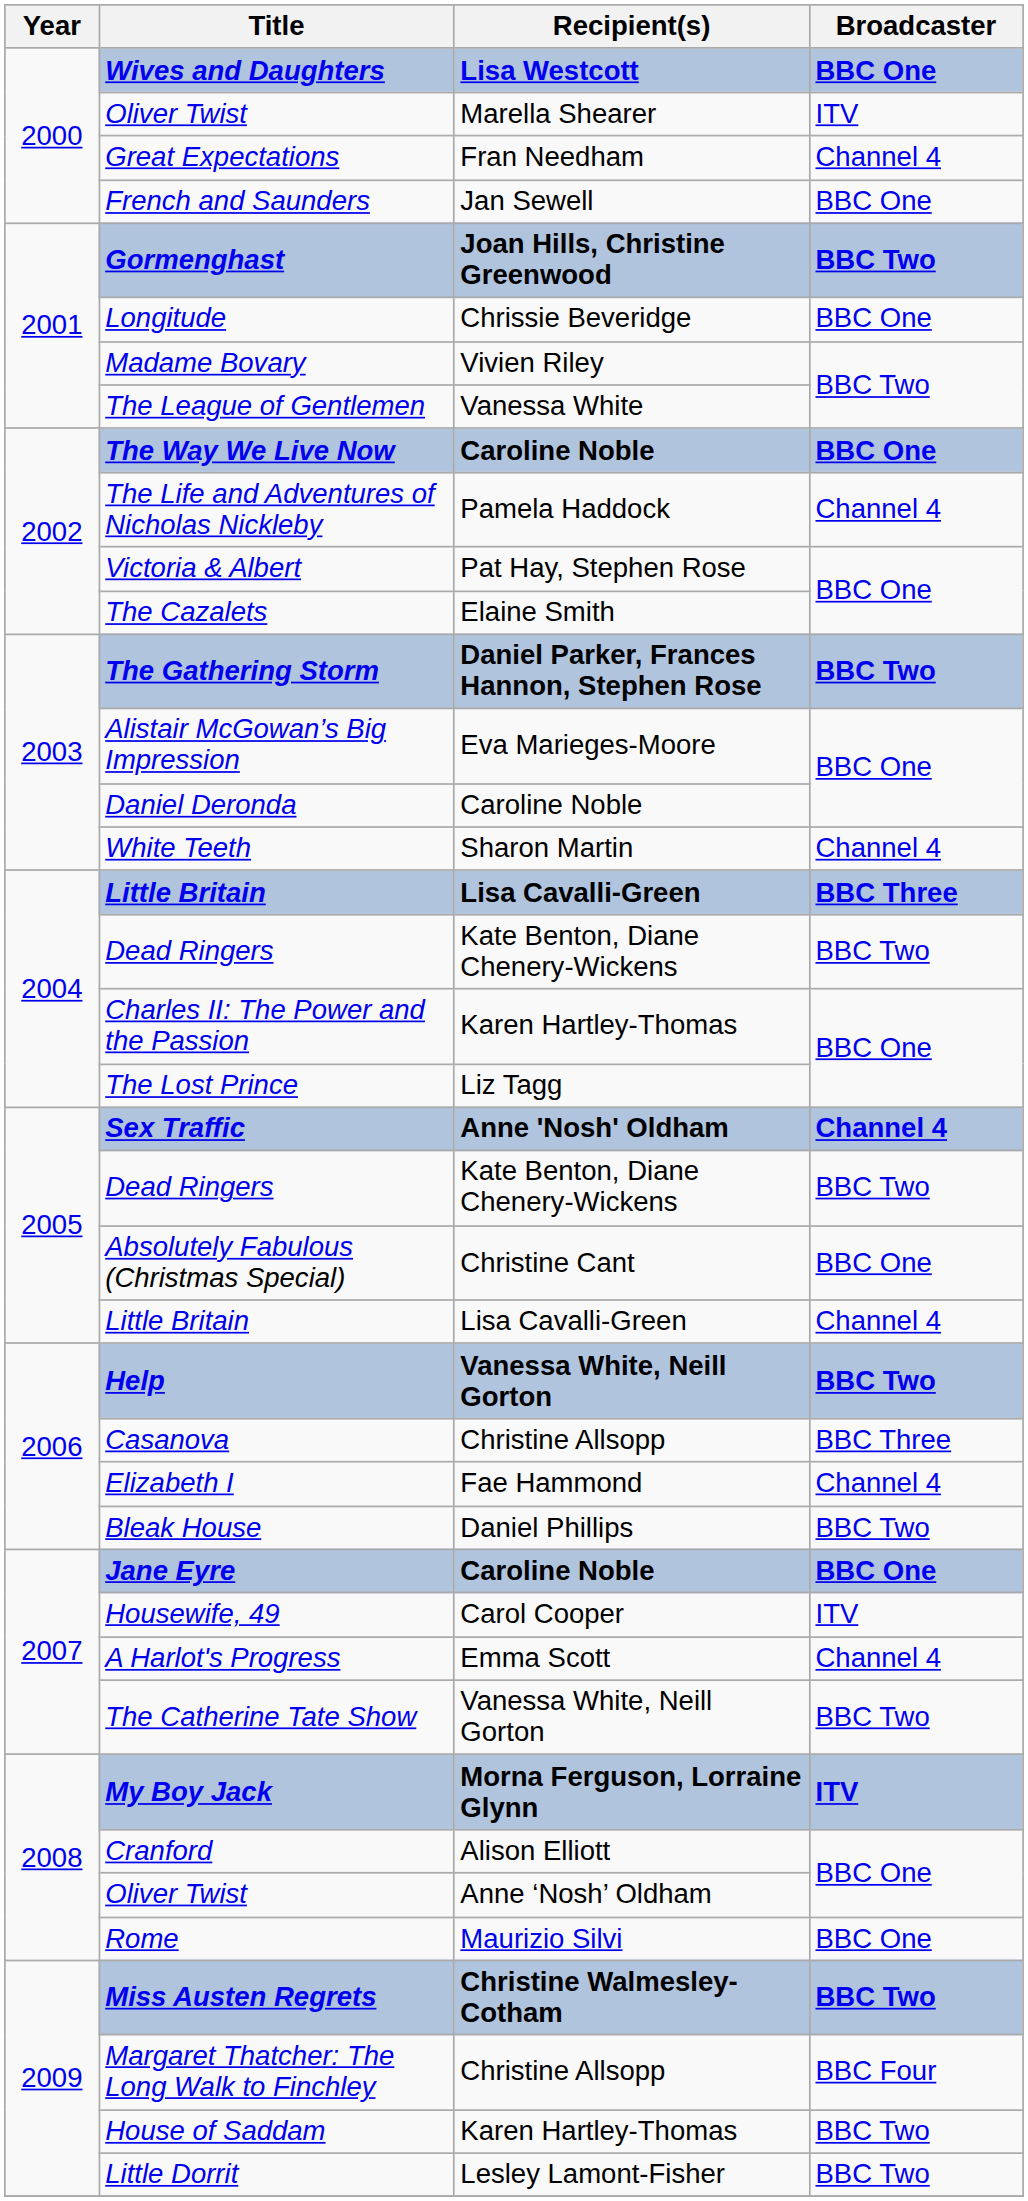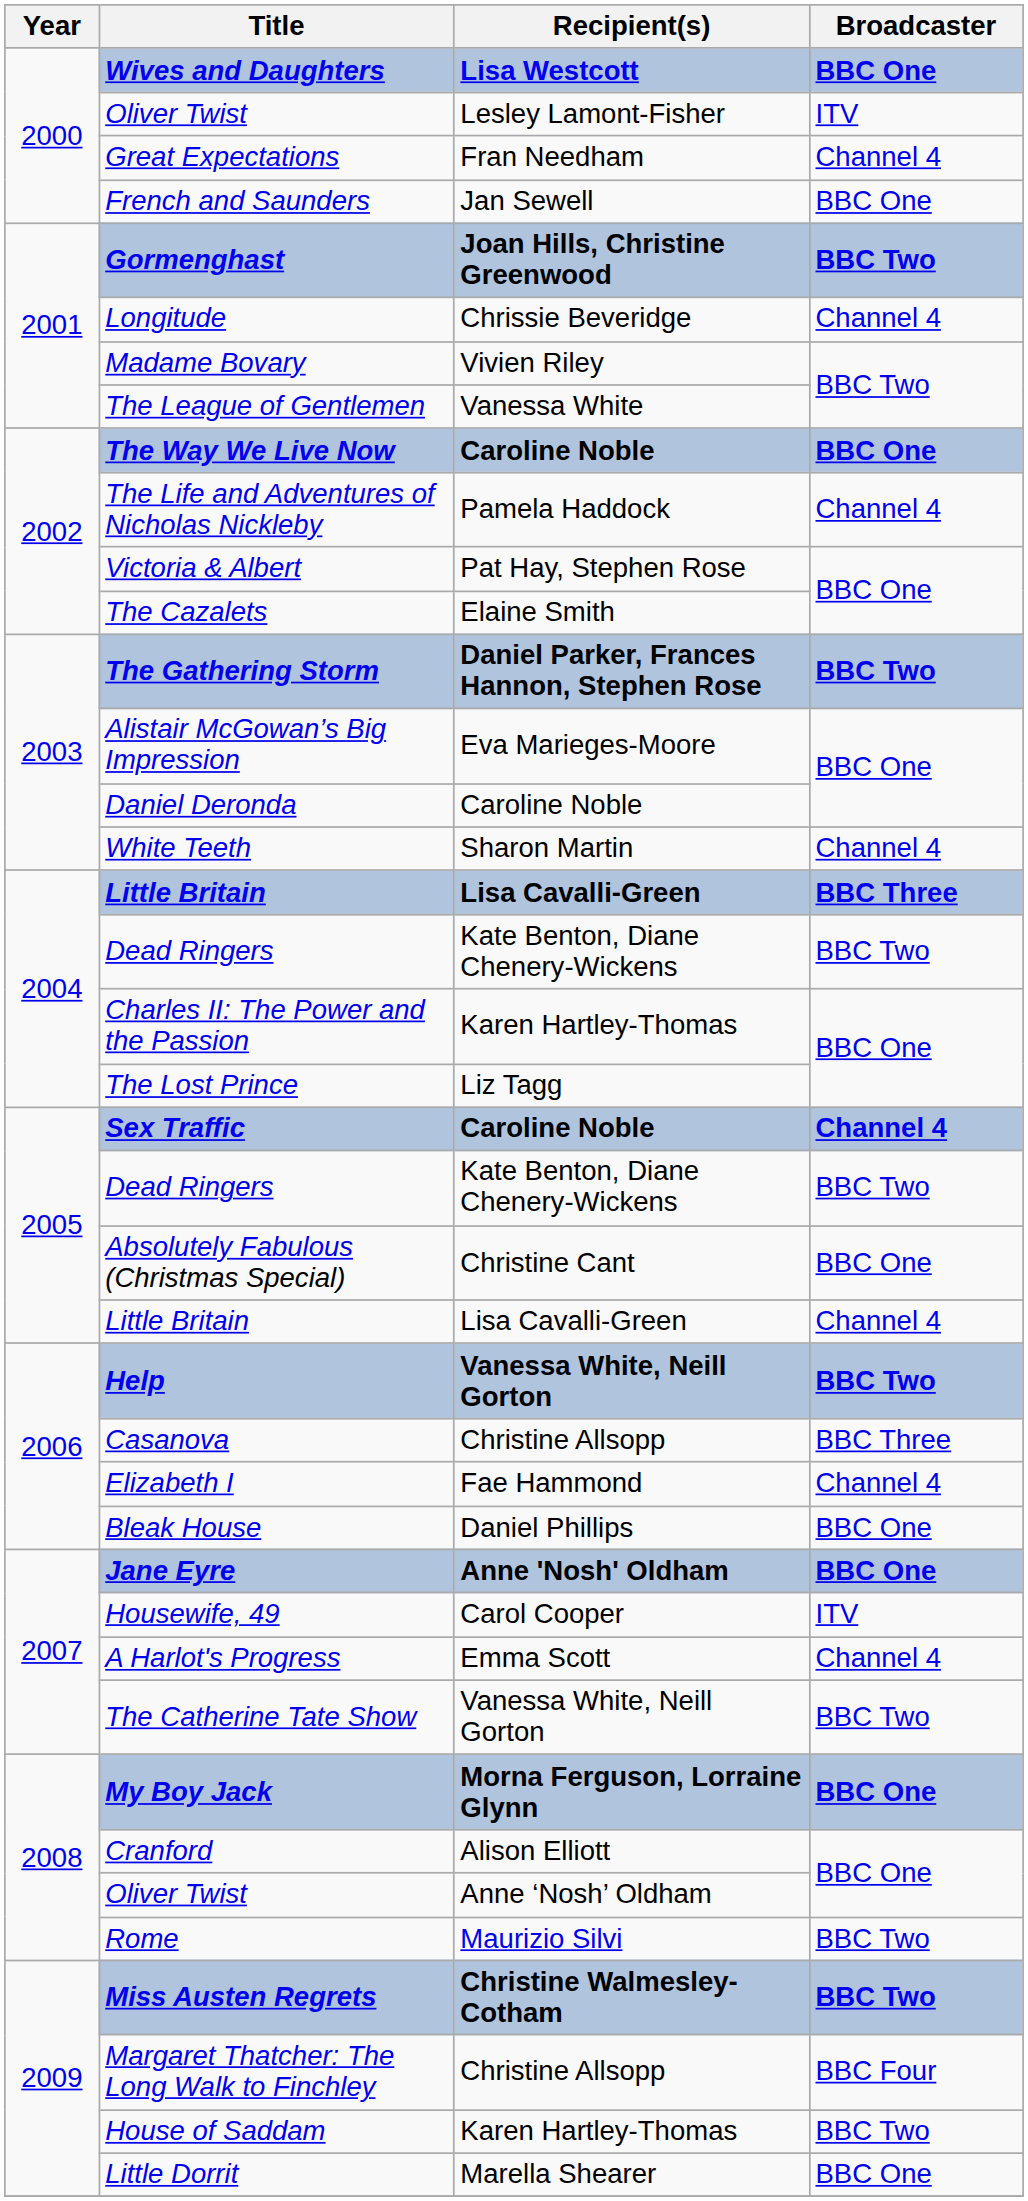(558, 113) Marella Shearer -> (593, 113) Lesley Lamont-Fisher
(874, 319) BBC One -> (878, 319) Channel 4
(595, 1128) Anne 'Nosh' Oldham -> (557, 1128) Caroline Noble
(873, 1527) BBC Two -> (874, 1527) BBC One
(557, 1570) Caroline Noble -> (595, 1570) Anne 'Nosh' Oldham
(837, 1791) ITV -> (876, 1791) BBC One
(874, 1938) BBC One -> (873, 1938) BBC Two
(593, 2174) Lesley Lamont-Fisher -> (558, 2174) Marella Shearer
(873, 2174) BBC Two -> (874, 2174) BBC One
